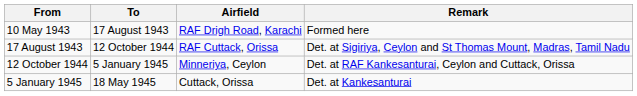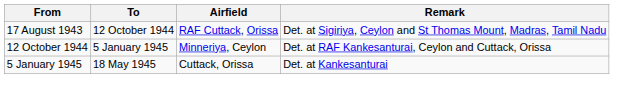- row: (38, 30)
